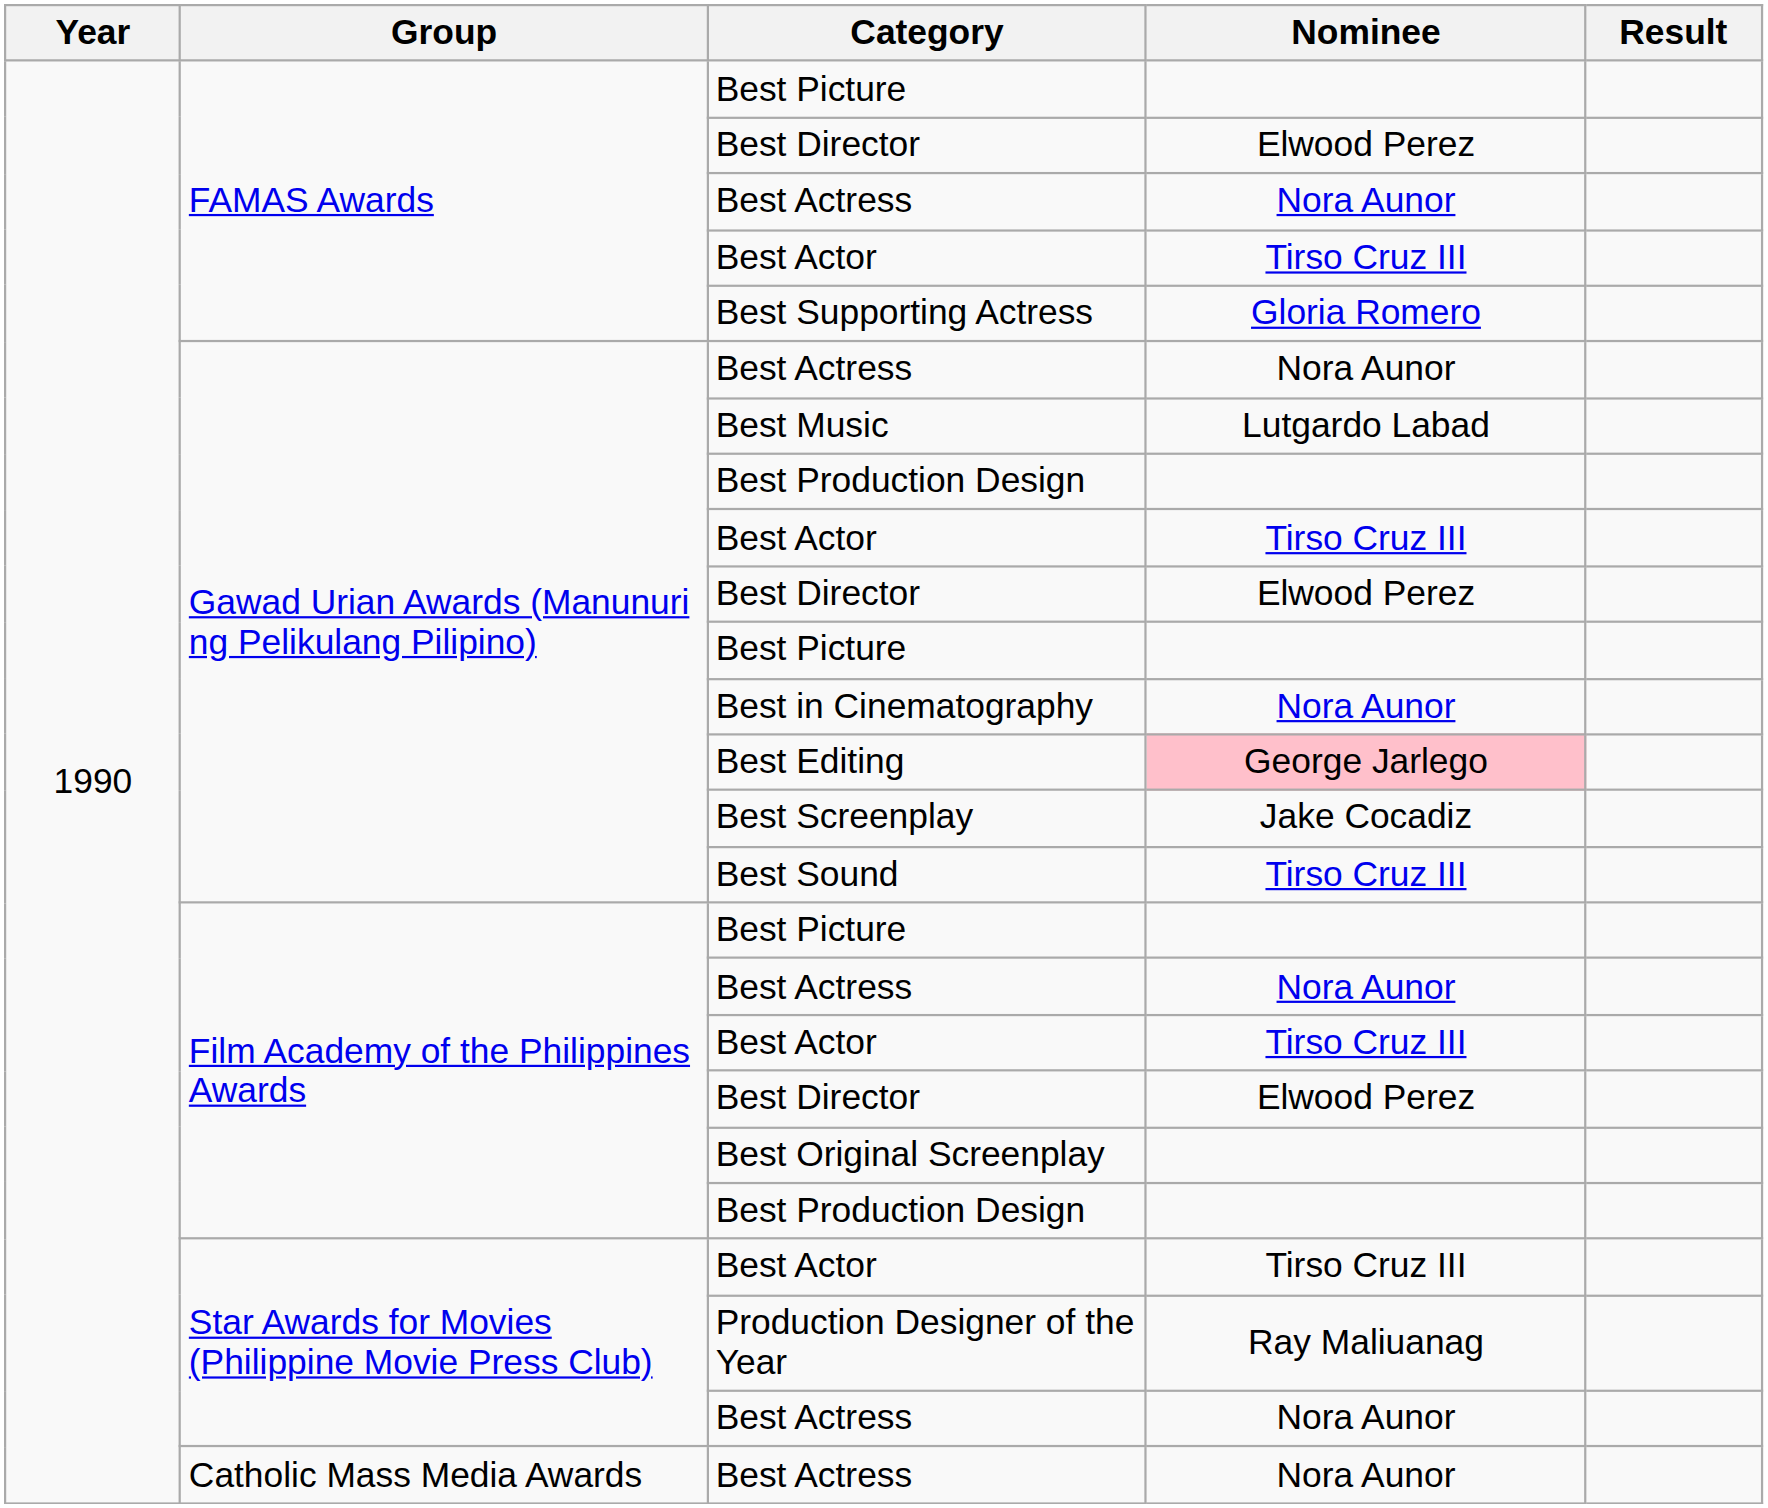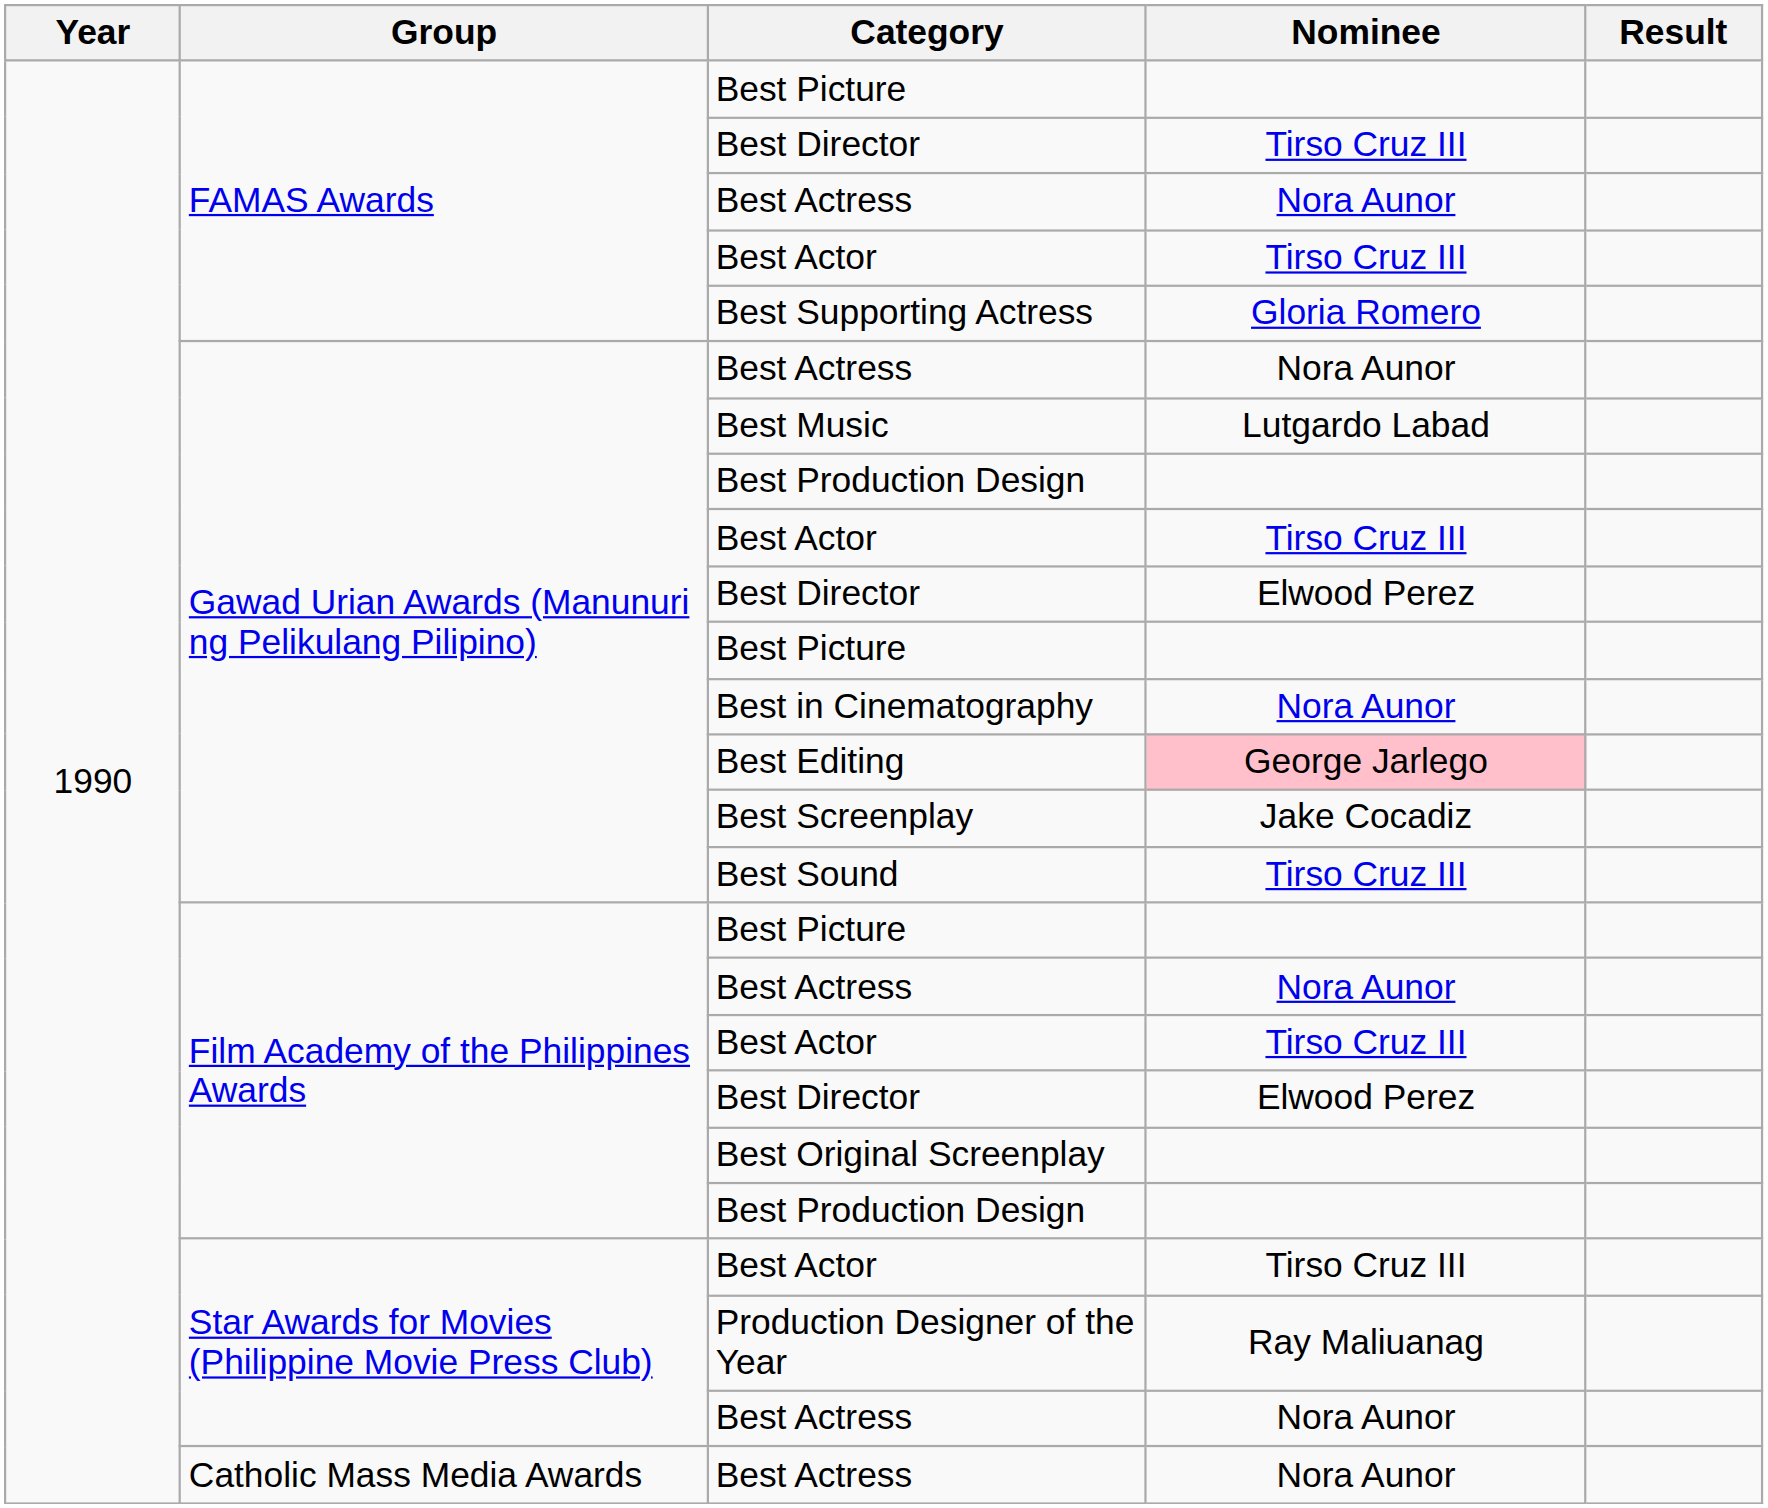(1366, 144) Elwood Perez -> (1366, 144) Tirso Cruz III
